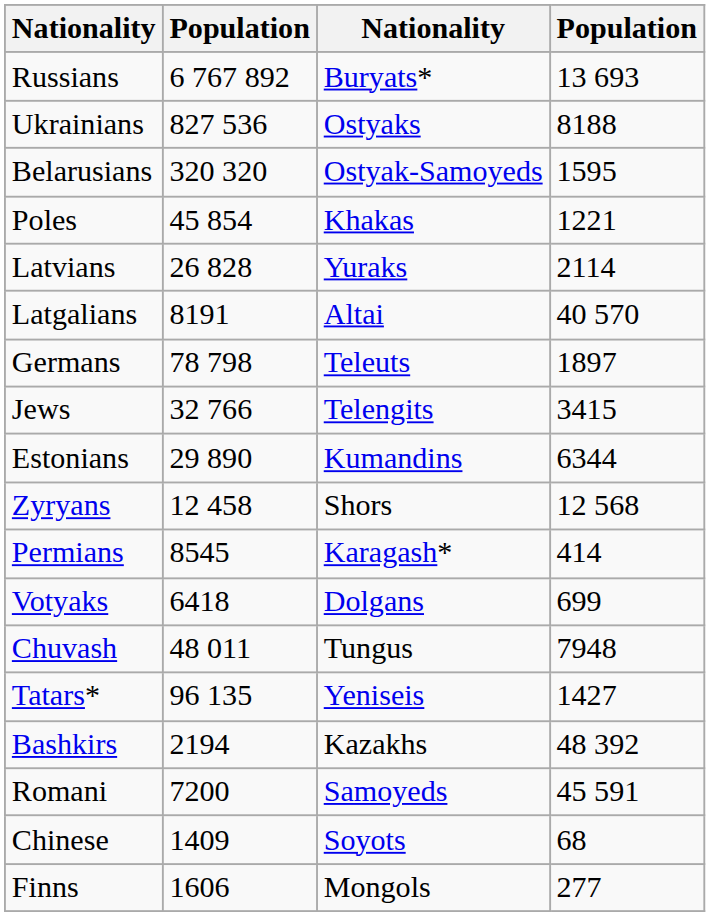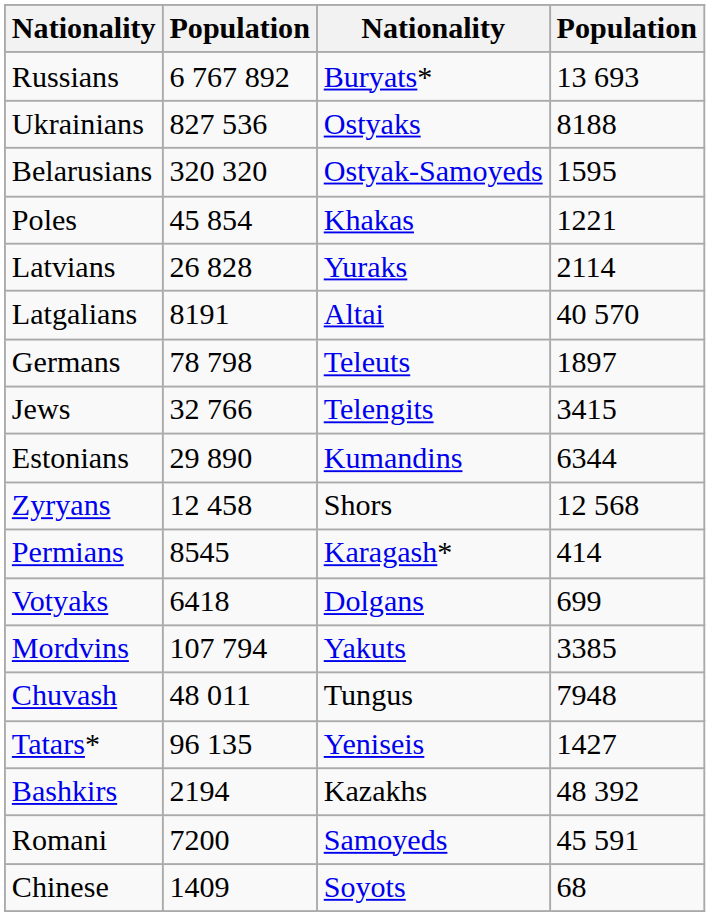+ row: (70, 648)
- row: (45, 887)
